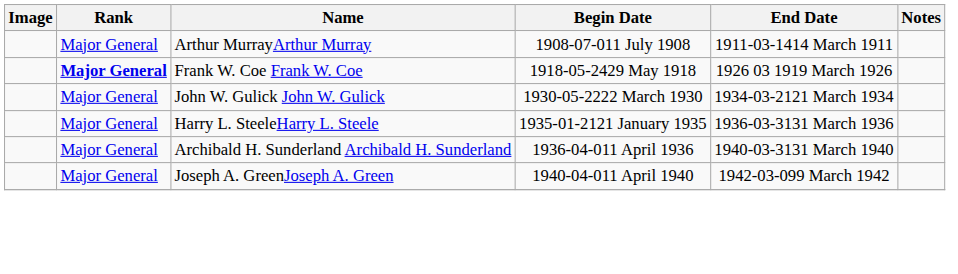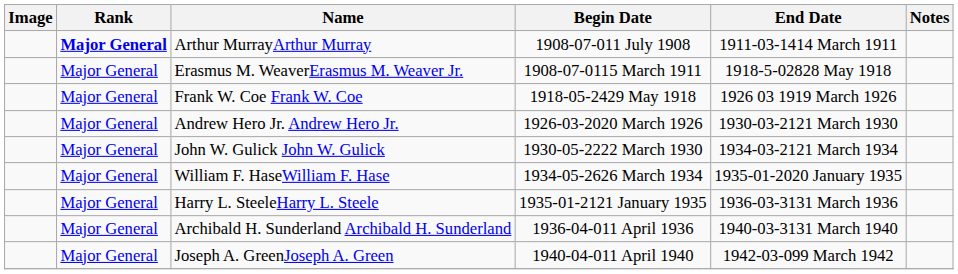(109, 44) normal -> (114, 44) bold
+ row: (319, 70)
(114, 70) bold -> (109, 96) normal
+ row: (287, 123)
+ row: (282, 176)
